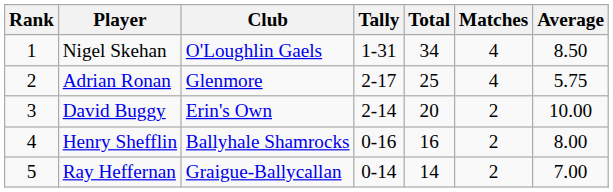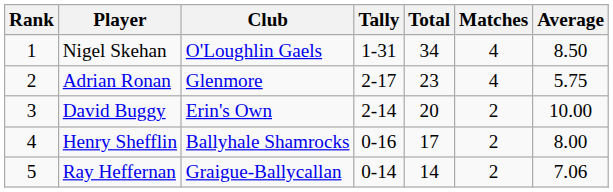(429, 80) 25 -> (429, 80) 23
(429, 141) 16 -> (429, 141) 17
(571, 171) 7.00 -> (571, 171) 7.06
